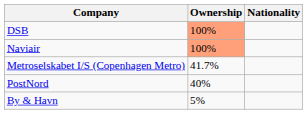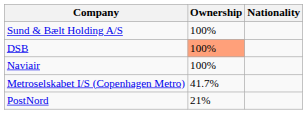+ row: (65, 30)
(203, 48) lightsalmon background -> (203, 65) no background
(200, 83) 40% -> (200, 100) 21%
- row: (32, 100)
